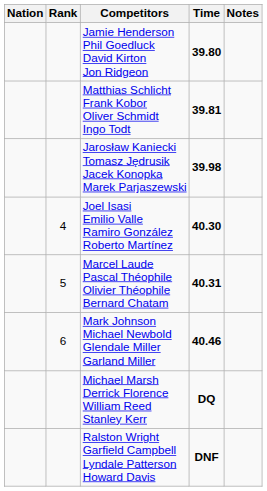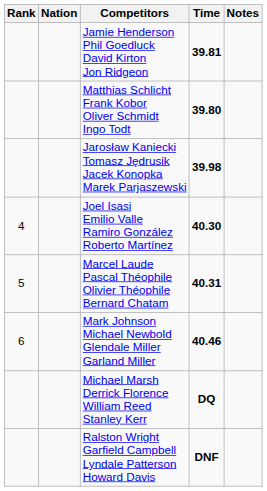columns swapped: (63, 13) <-> (25, 13)
(207, 51) 39.80 -> (207, 51) 39.81
(207, 109) 39.81 -> (207, 109) 39.80
